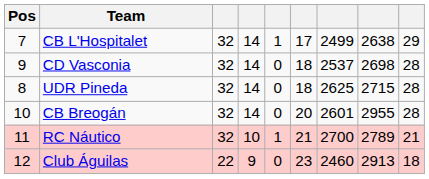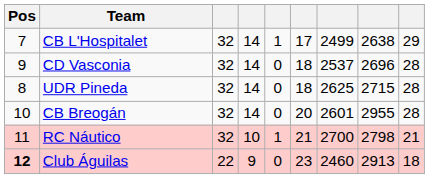(378, 64) 2698 -> (378, 64) 2696
(378, 137) 2789 -> (378, 137) 2798
(22, 161) normal -> (22, 161) bold
